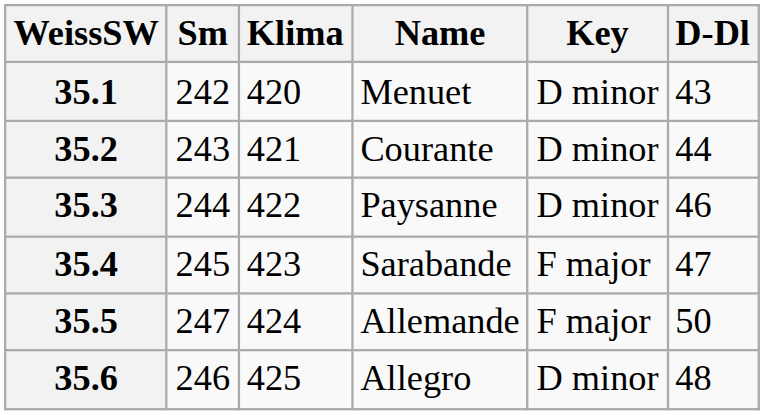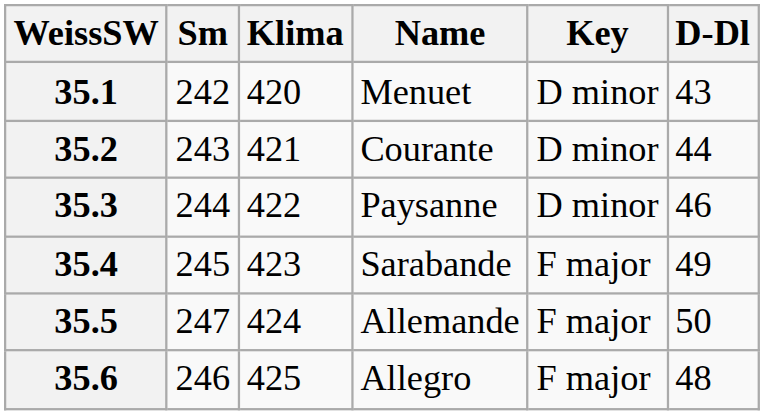(693, 263) 47 -> (693, 263) 49
(598, 378) D minor -> (593, 378) F major
